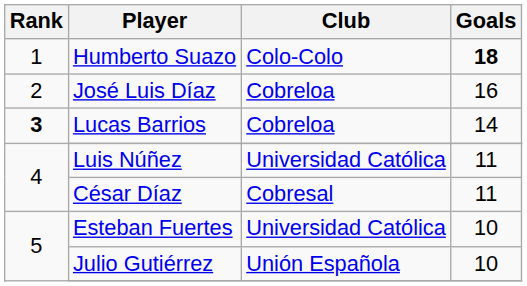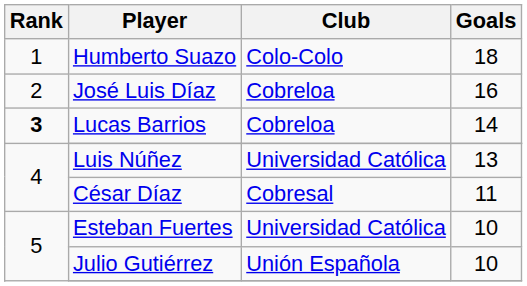(486, 56) bold -> (486, 56) normal
(486, 159) 11 -> (486, 159) 13
